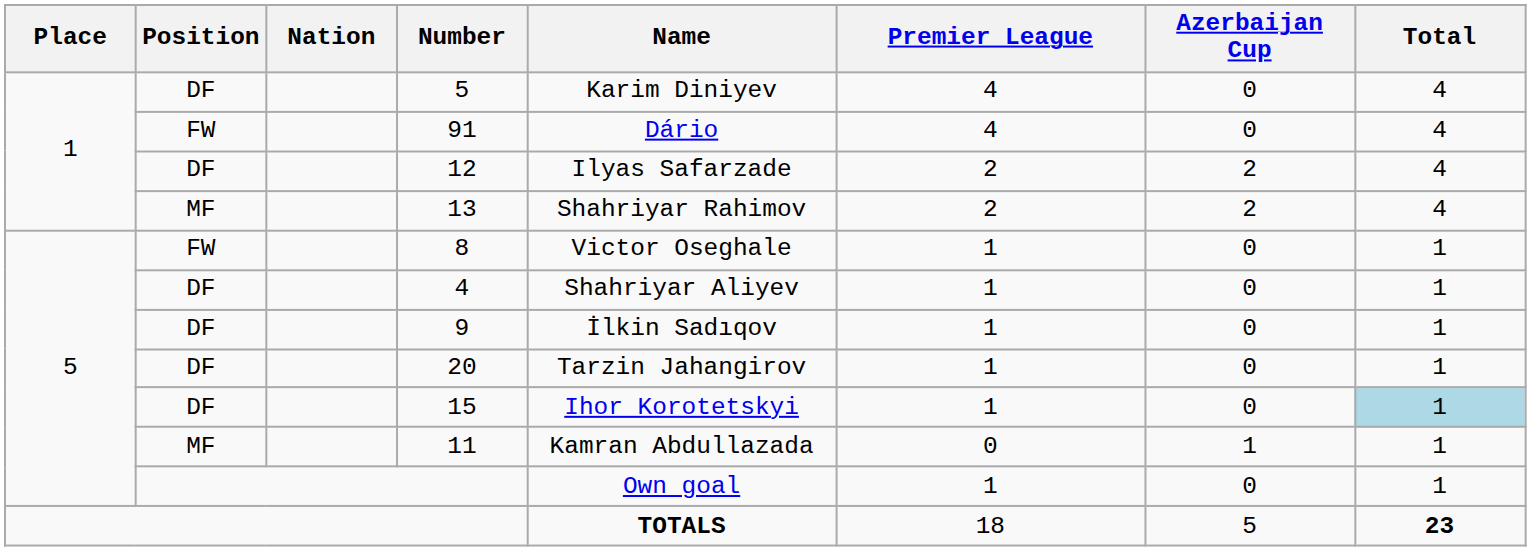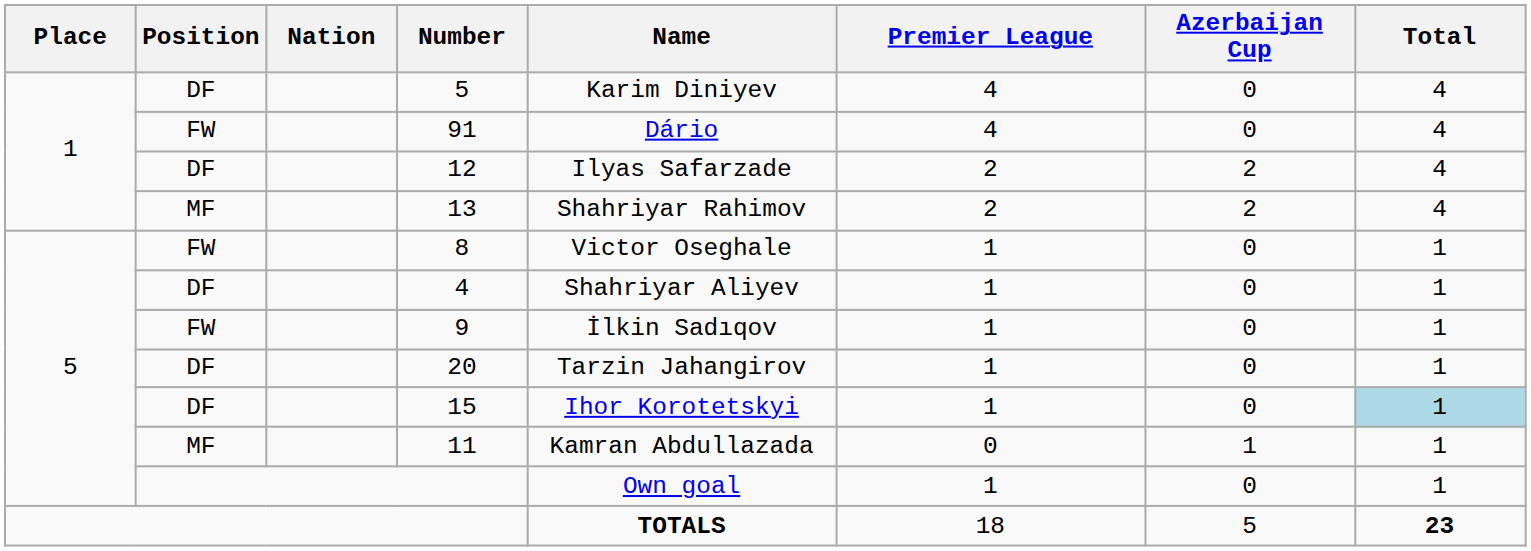(201, 329) DF -> (201, 329) FW
